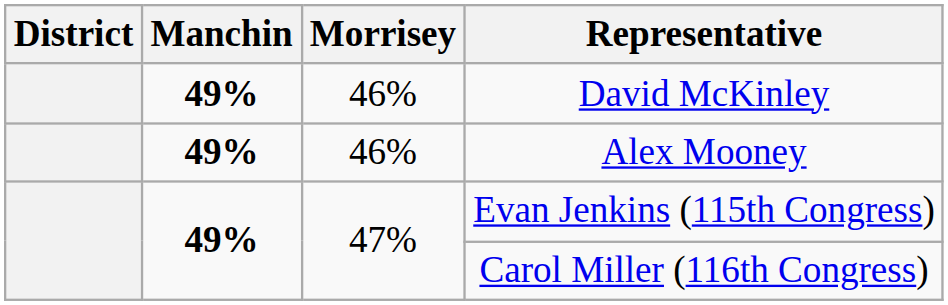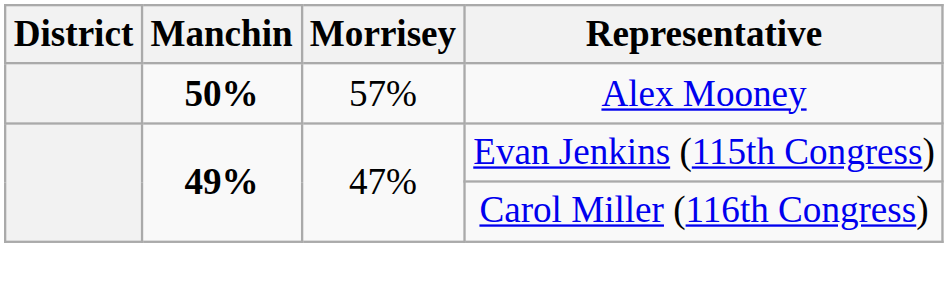- row: (704, 92)
(222, 151) 49% -> (222, 92) 50%
(383, 151) 46% -> (383, 92) 57%
